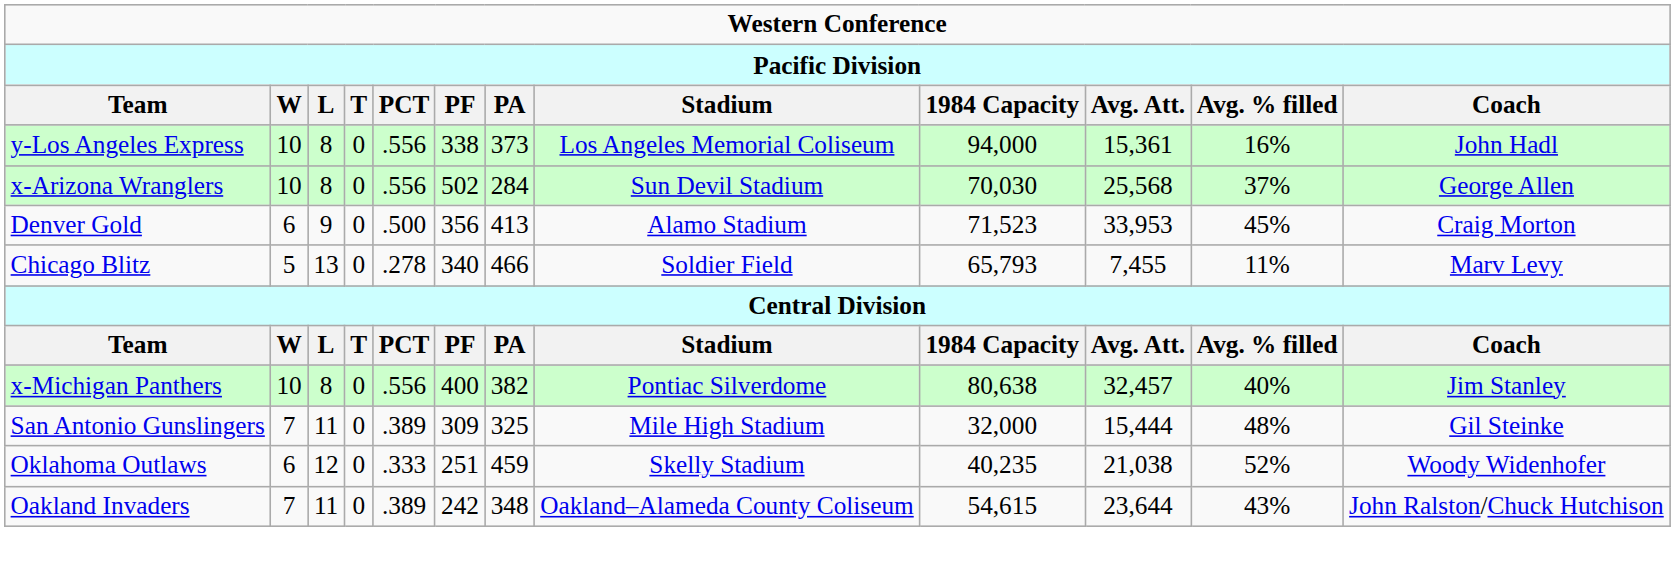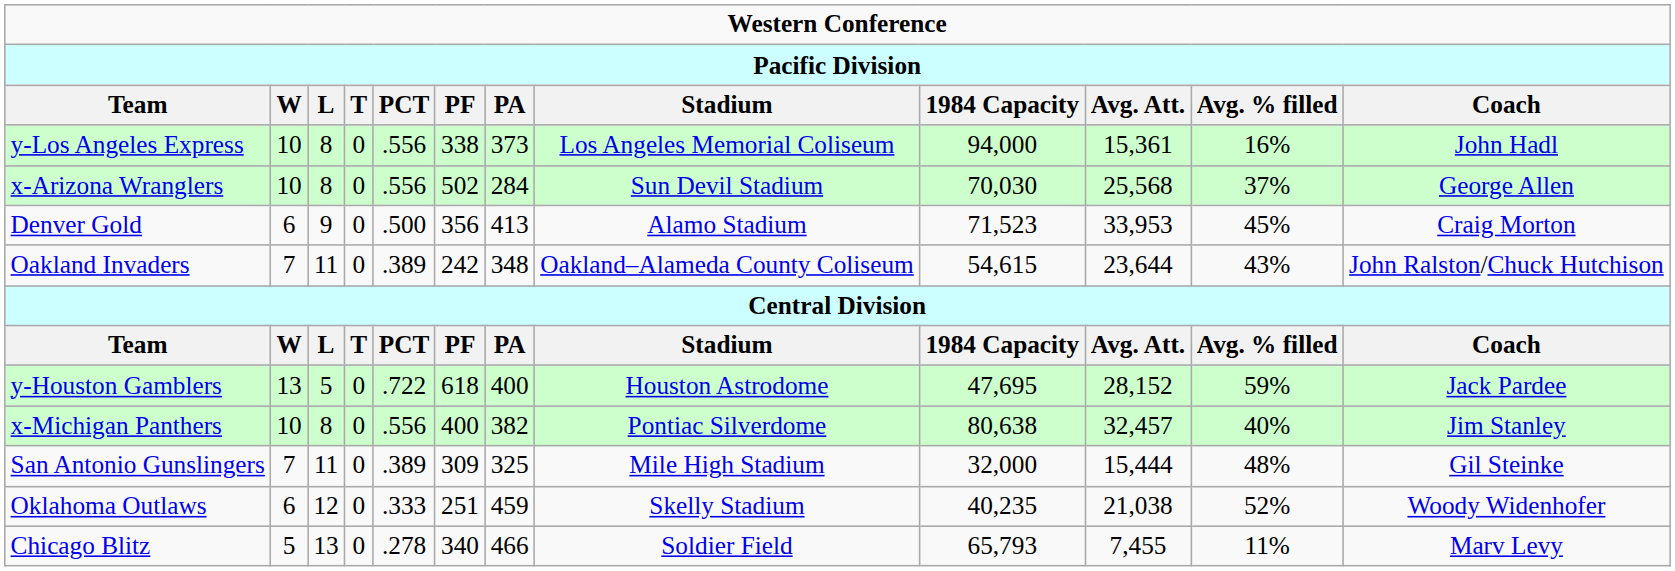rows swapped: (100, 505) <-> (80, 265)
+ row: (116, 385)
